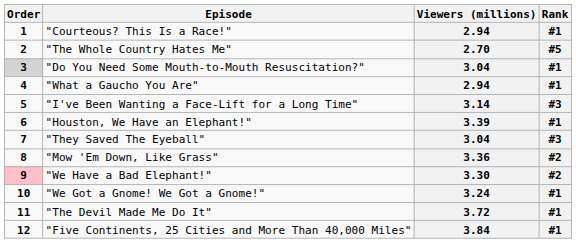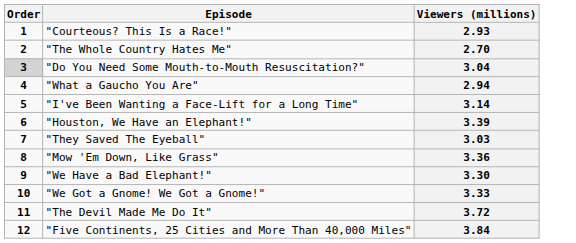- column: (555, 13)
(477, 31) 2.94 -> (477, 31) 2.93
(477, 139) 3.04 -> (477, 139) 3.03
(24, 176) pink background -> (24, 176) no background
(477, 194) 3.24 -> (477, 194) 3.33
